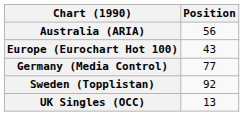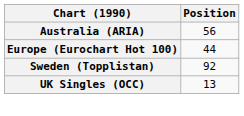(209, 49) 43 -> (209, 49) 44
- row: (92, 67)
